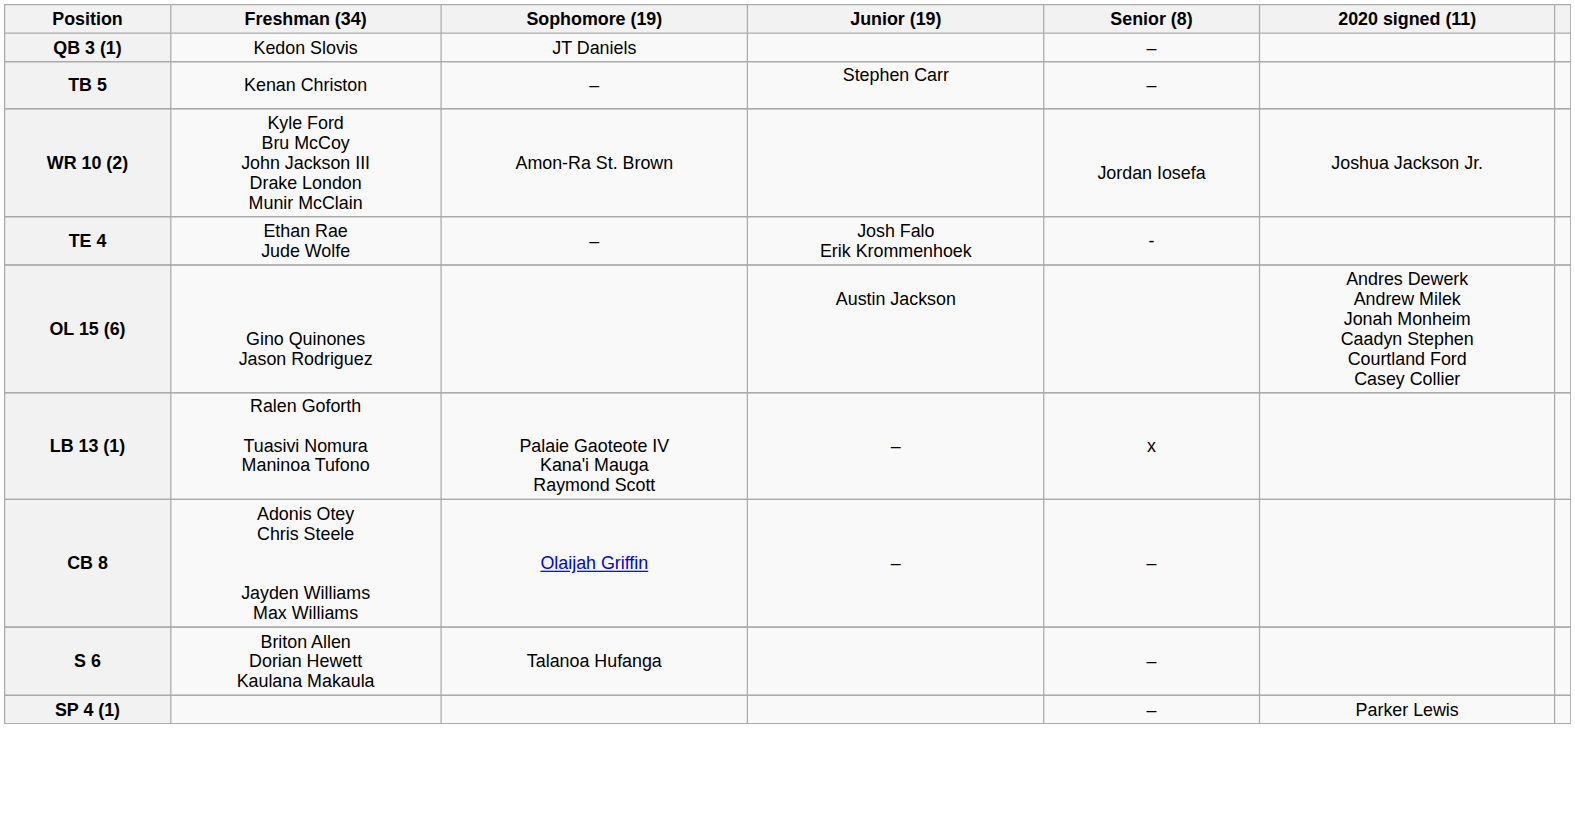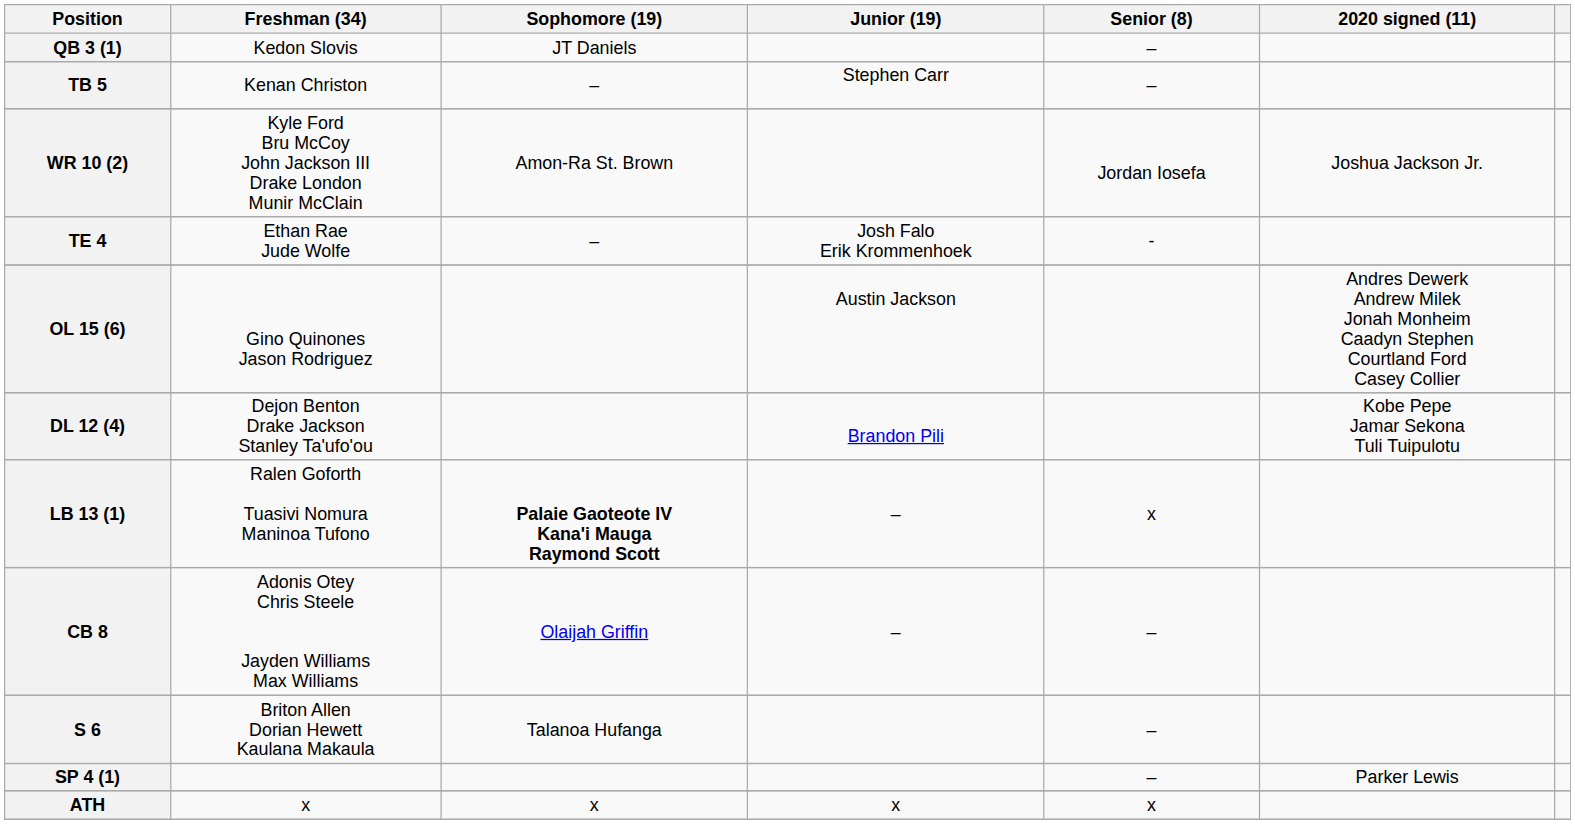+ row: (88, 426)
(594, 466) normal -> (594, 534) bold
+ row: (88, 806)
